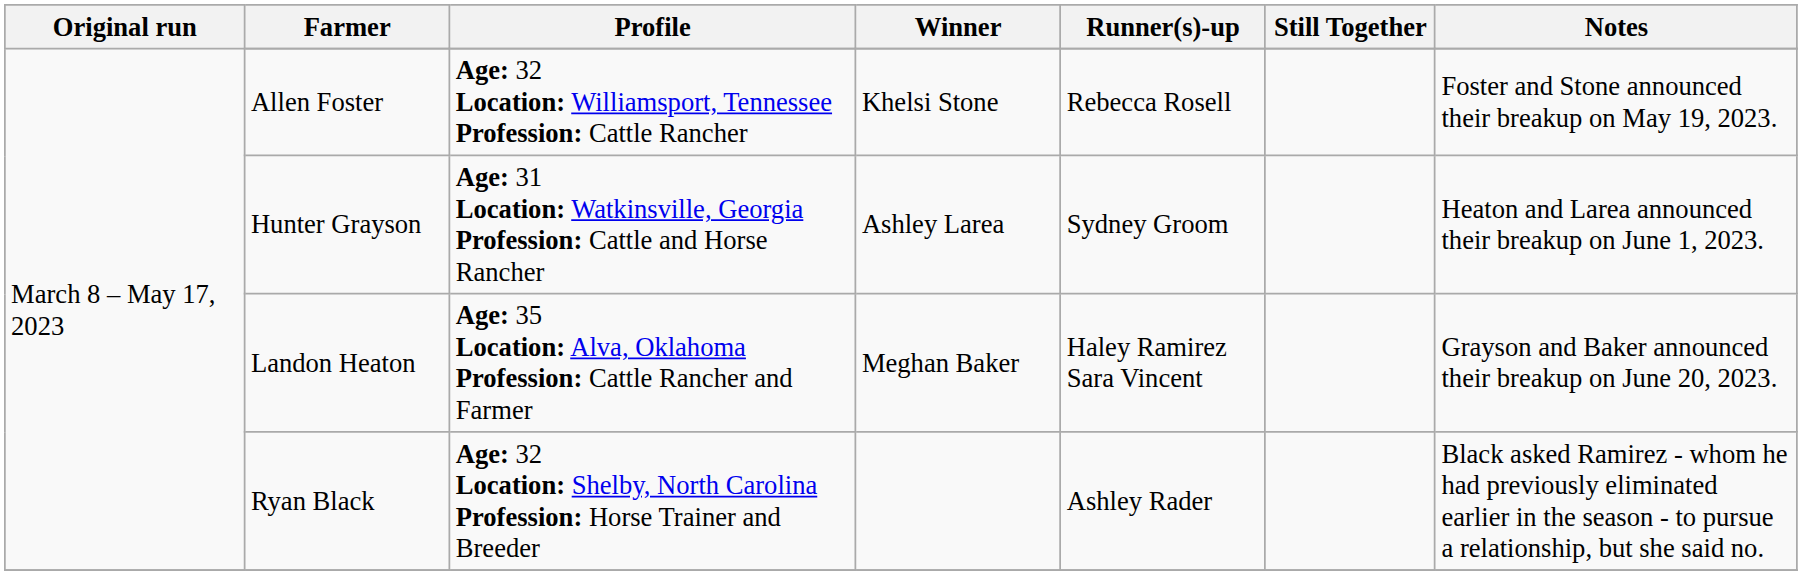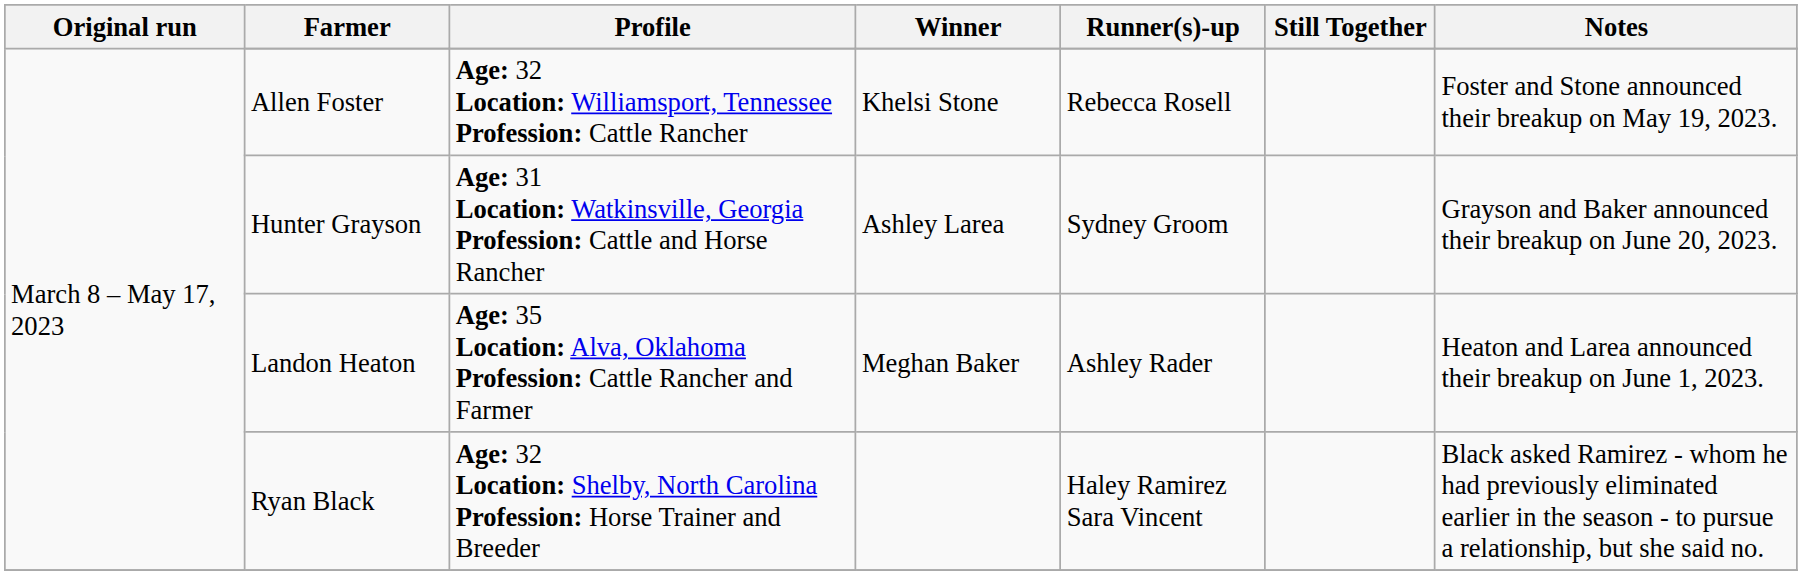(1603, 224) Heaton and Larea announced their breakup on June 1, 2023. -> (1609, 224) Grayson and Baker announced their breakup on June 20, 2023.
(1147, 362) Haley Ramirez Sara Vincent -> (1139, 362) Ashley Rader
(1609, 362) Grayson and Baker announced their breakup on June 20, 2023. -> (1603, 362) Heaton and Larea announced their breakup on June 1, 2023.
(1139, 501) Ashley Rader -> (1147, 501) Haley Ramirez Sara Vincent
